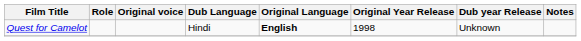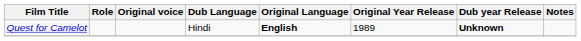(364, 28) 1998 -> (364, 28) 1989
(480, 28) normal -> (481, 28) bold
